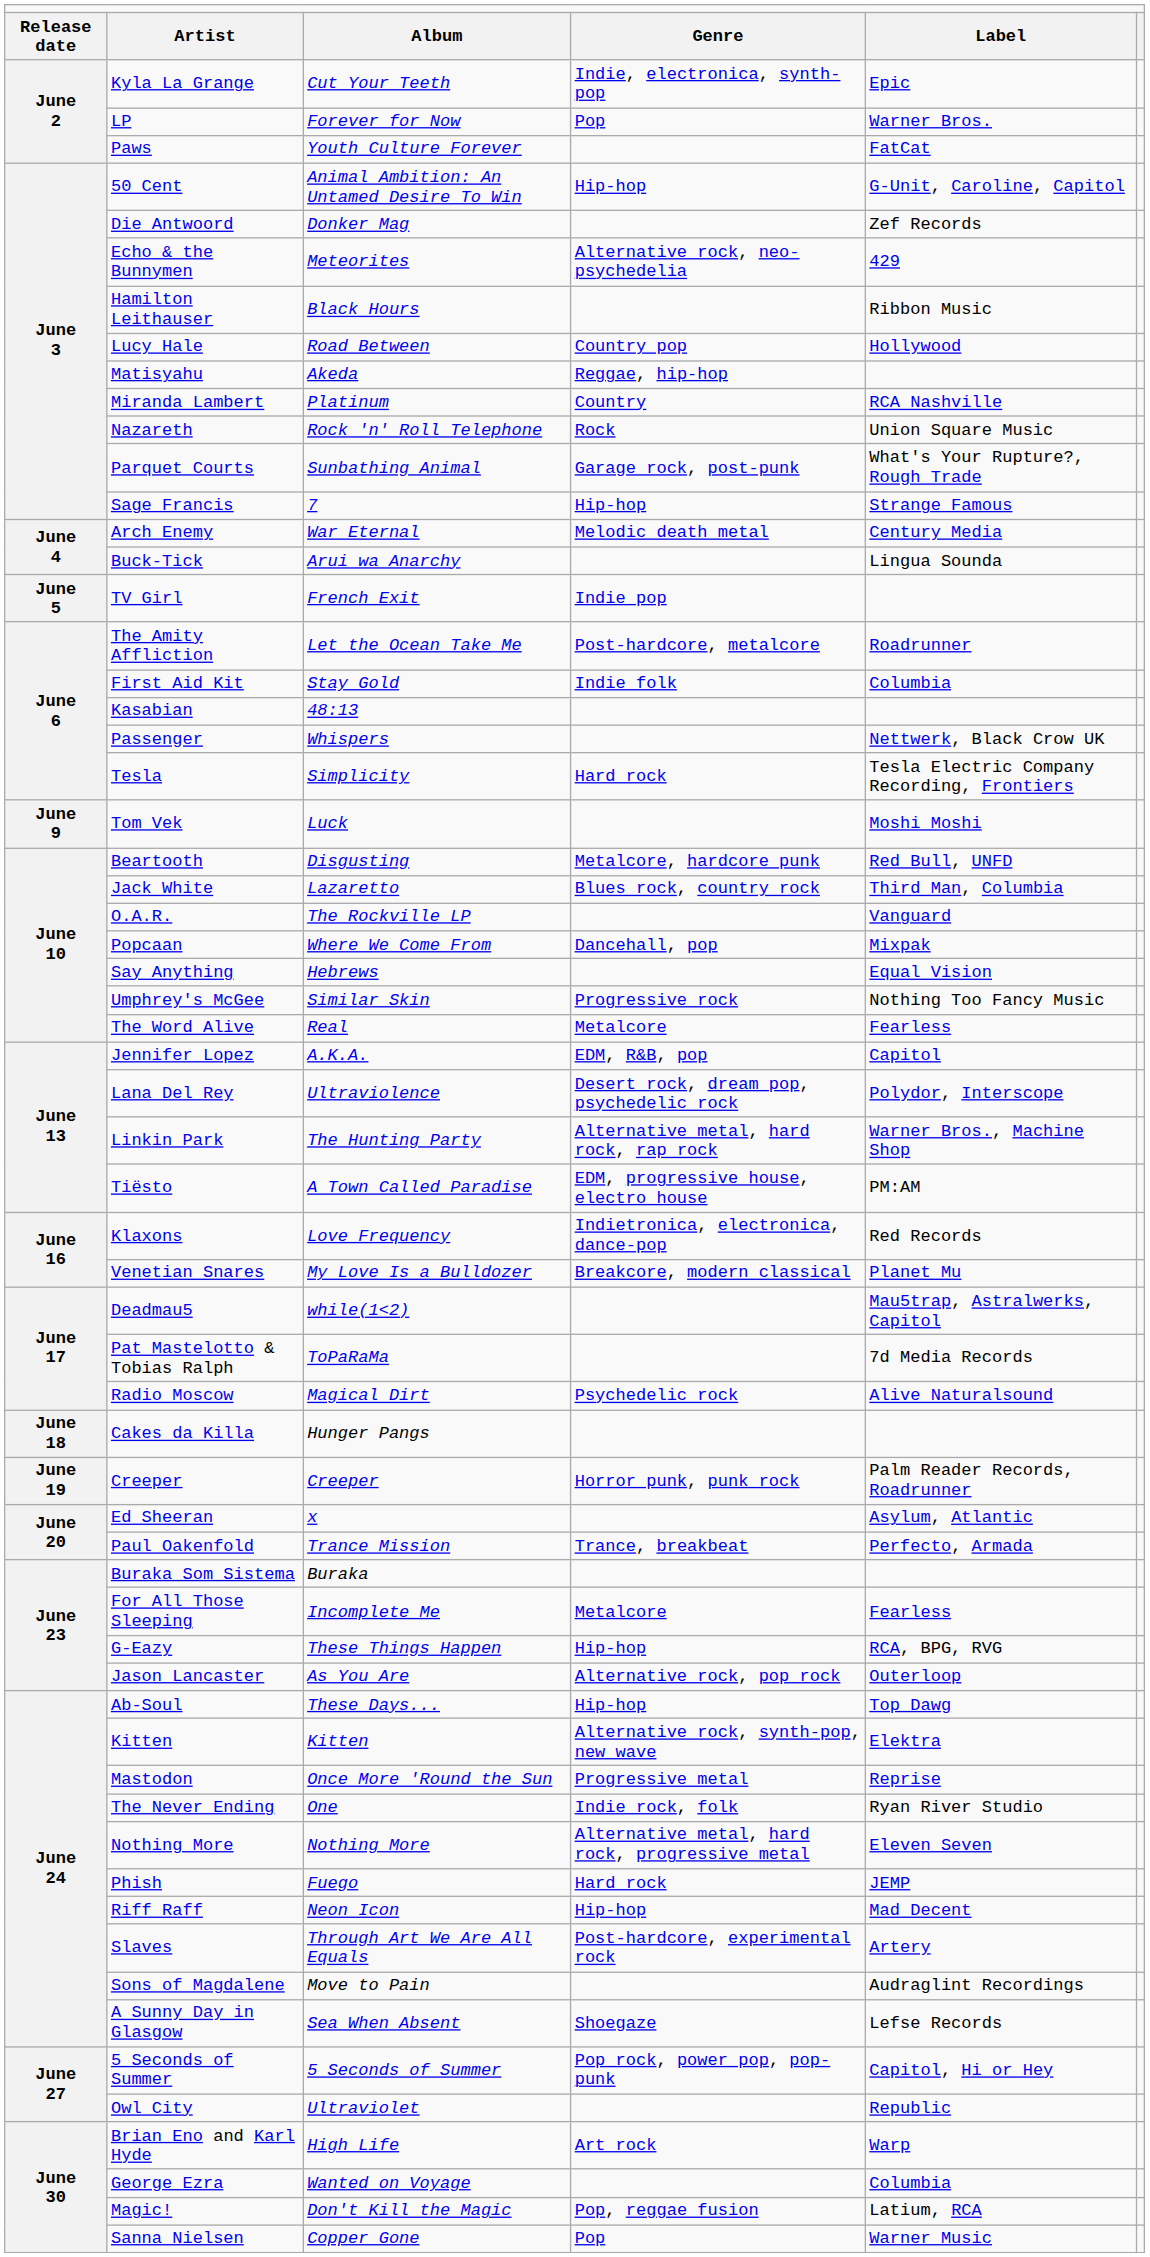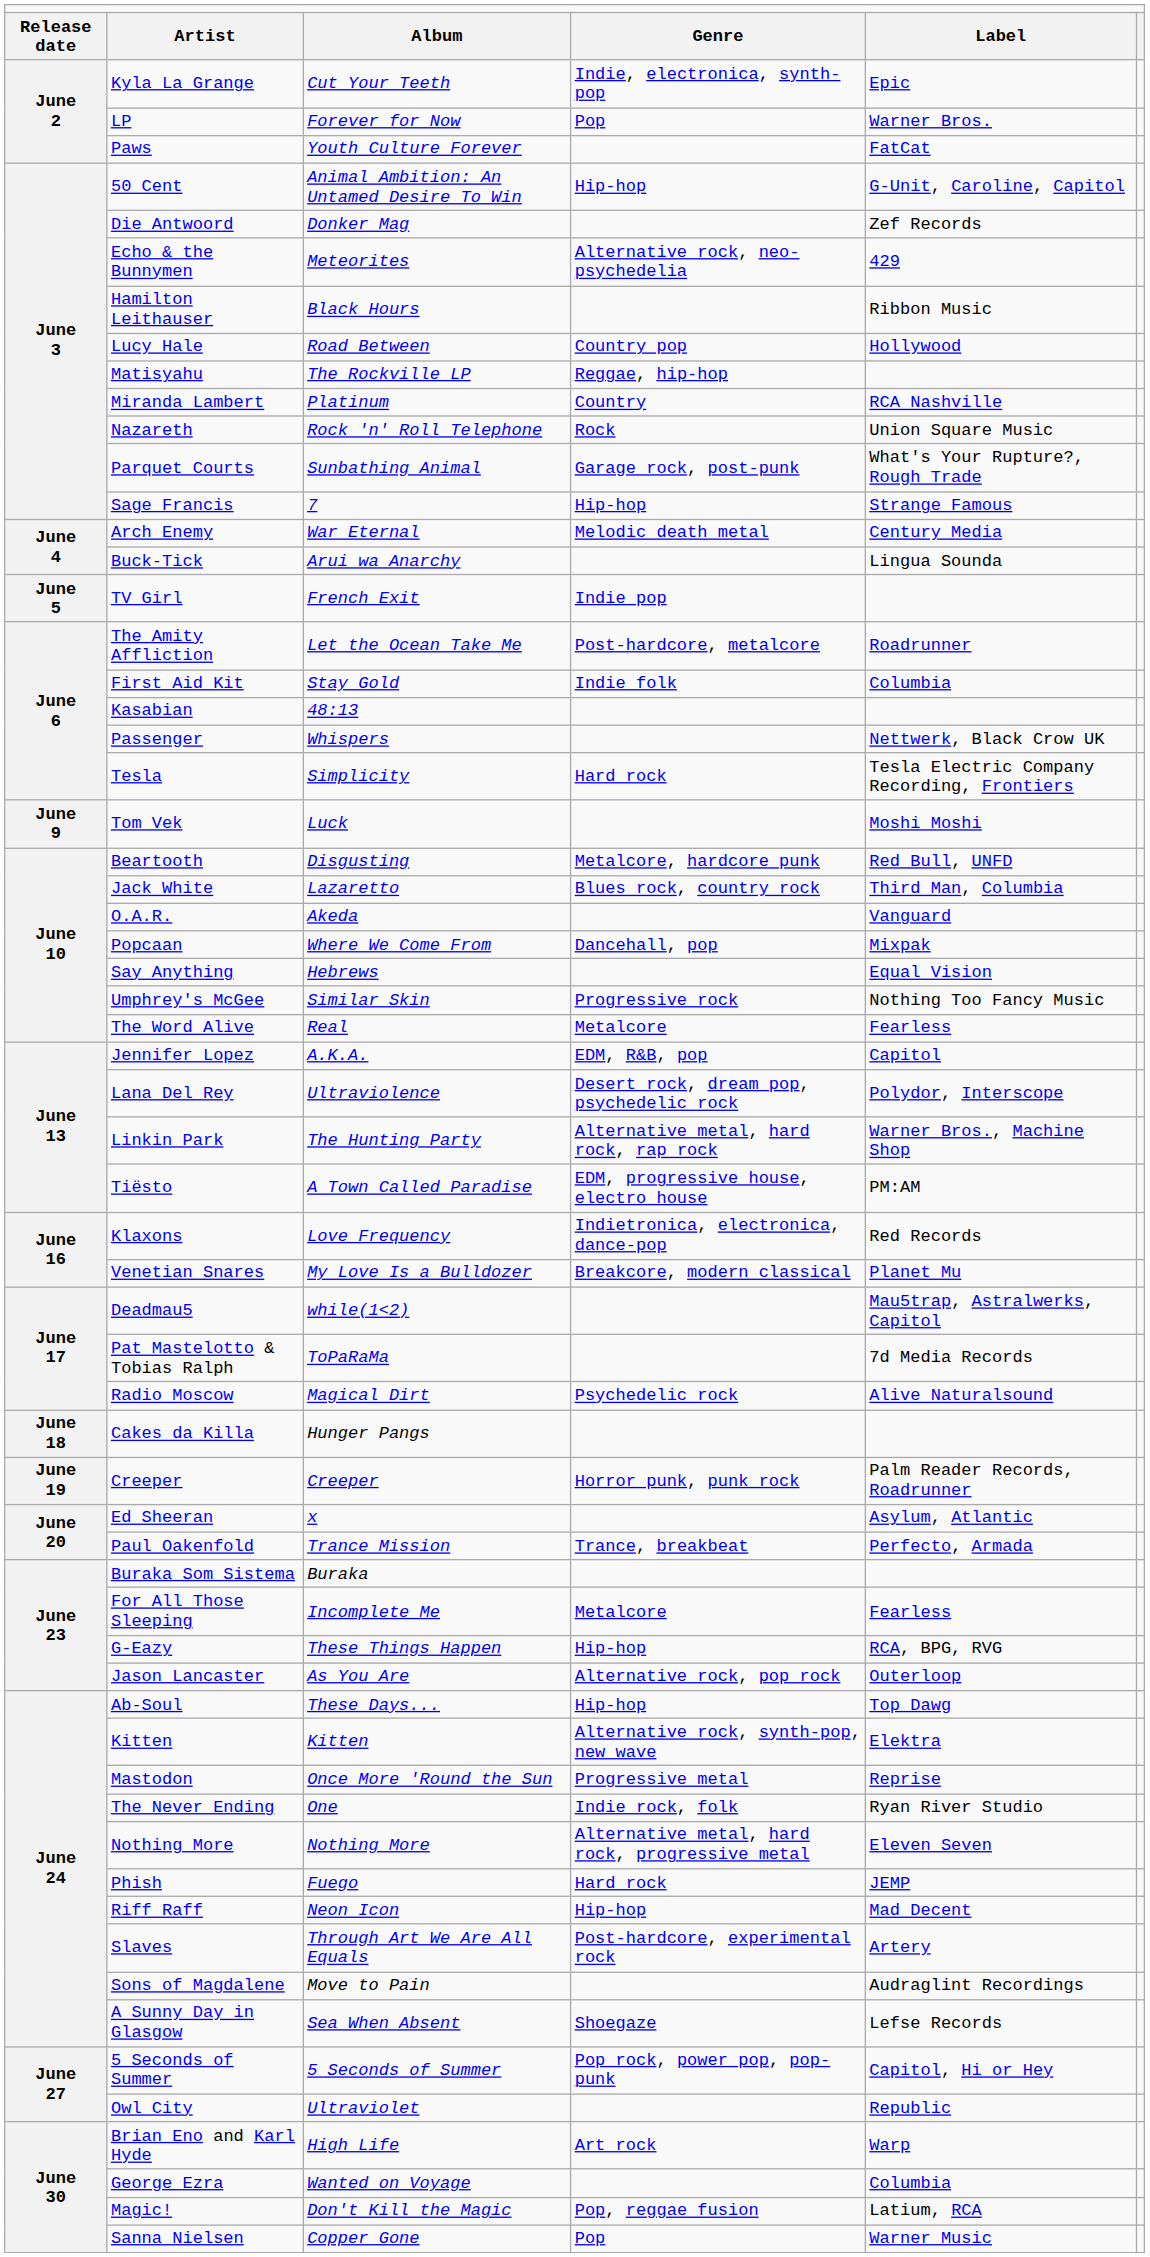(333, 375) Akeda -> (389, 375) The Rockville LP
(389, 917) The Rockville LP -> (333, 917) Akeda
